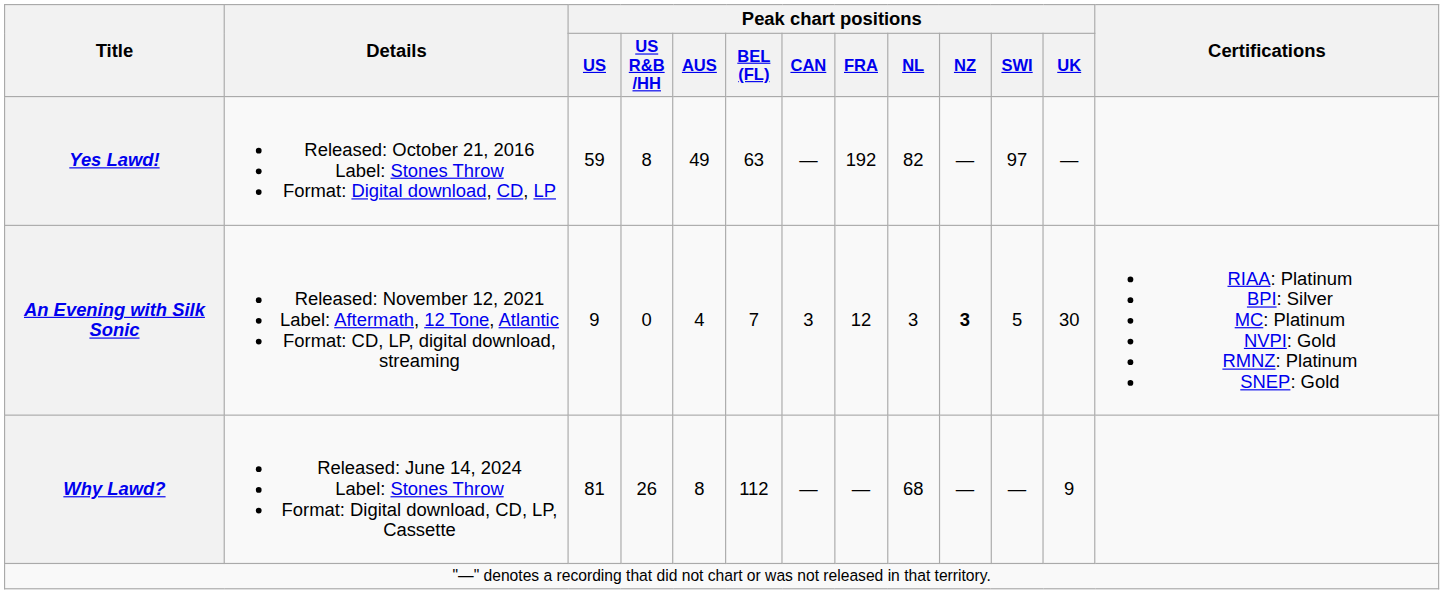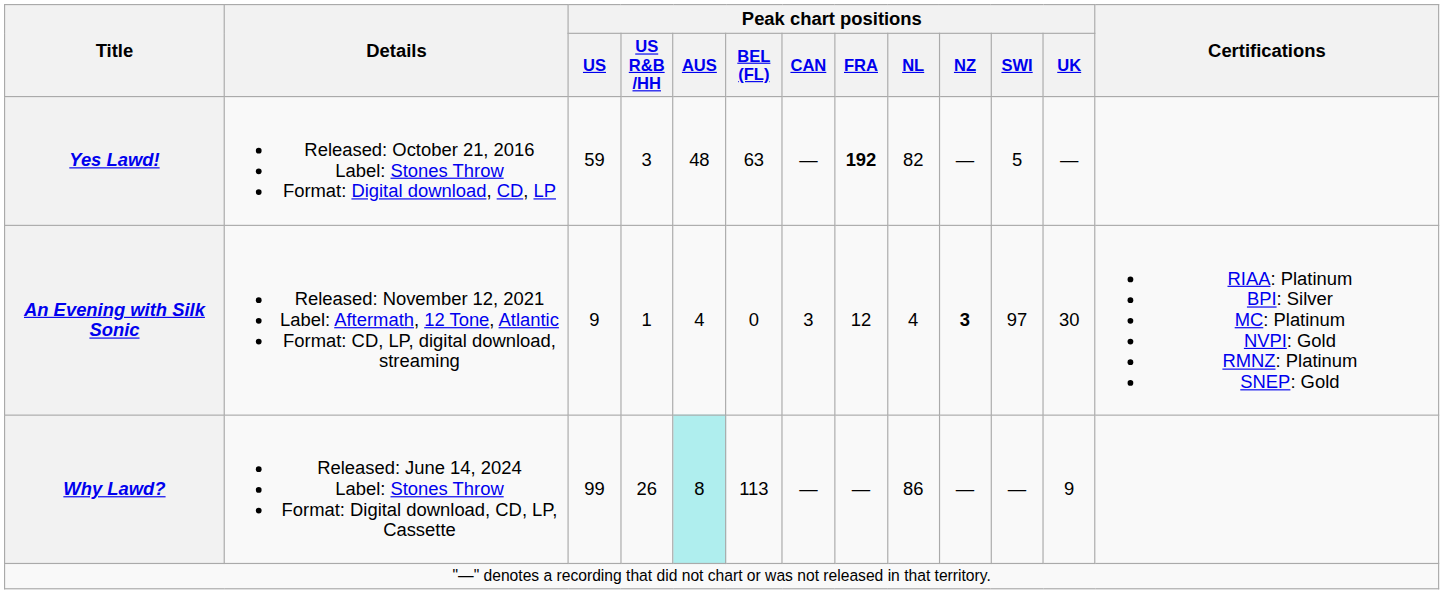(647, 160) 8 -> (647, 160) 3
(699, 160) 49 -> (699, 160) 48
(861, 160) normal -> (861, 160) bold
(1017, 160) 97 -> (1017, 160) 5
(647, 319) 0 -> (647, 319) 1
(754, 319) 7 -> (754, 319) 0
(913, 319) 3 -> (913, 319) 4
(1017, 319) 5 -> (1017, 319) 97
(594, 489) 81 -> (594, 489) 99
(699, 489) no background -> (699, 489) paleturquoise background
(754, 489) 112 -> (754, 489) 113
(913, 489) 68 -> (913, 489) 86
